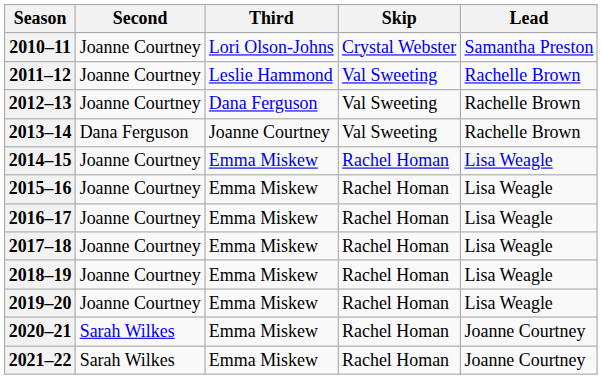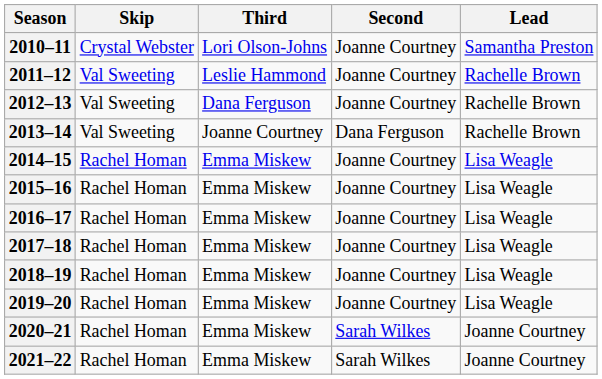columns swapped: (399, 18) <-> (140, 18)
